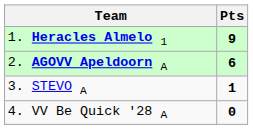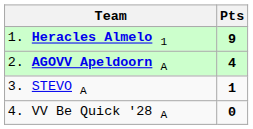(232, 63) 6 -> (232, 63) 4
